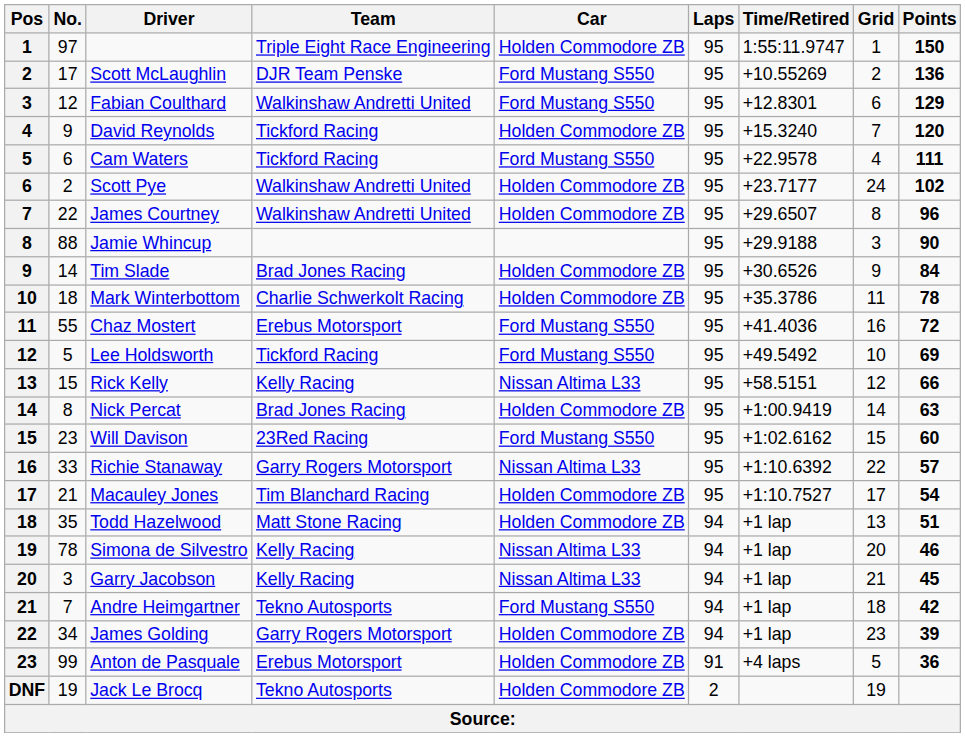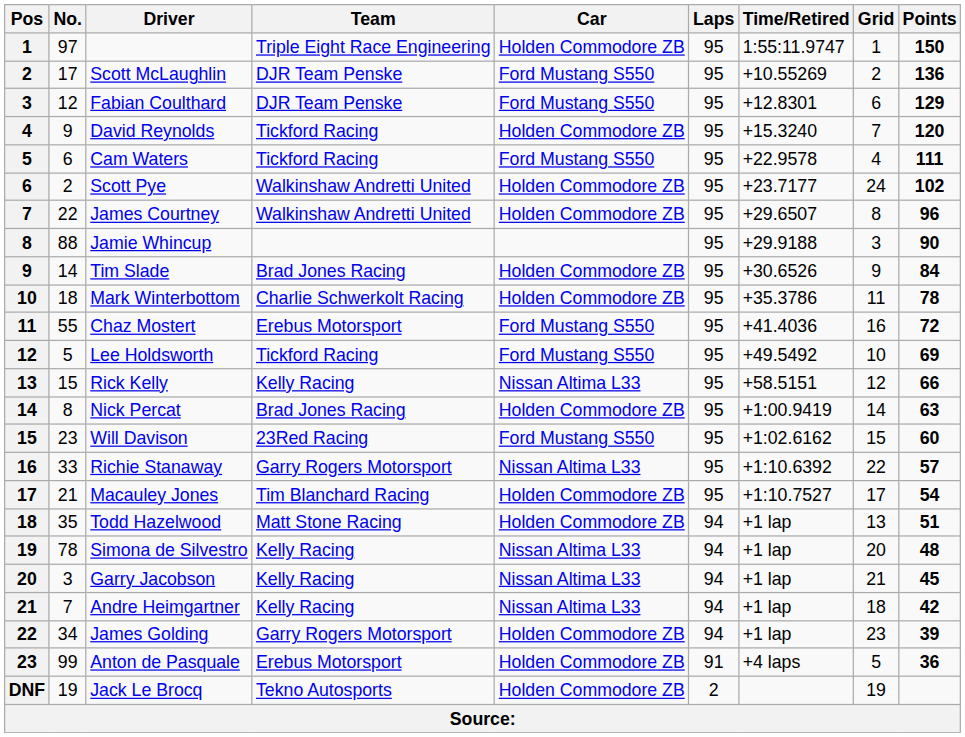(363, 103) Walkinshaw Andretti United -> (329, 103) DJR Team Penske
(930, 551) 46 -> (930, 551) 48
(324, 607) Tekno Autosports -> (305, 607) Kelly Racing
(577, 607) Ford Mustang S550 -> (570, 607) Nissan Altima L33
